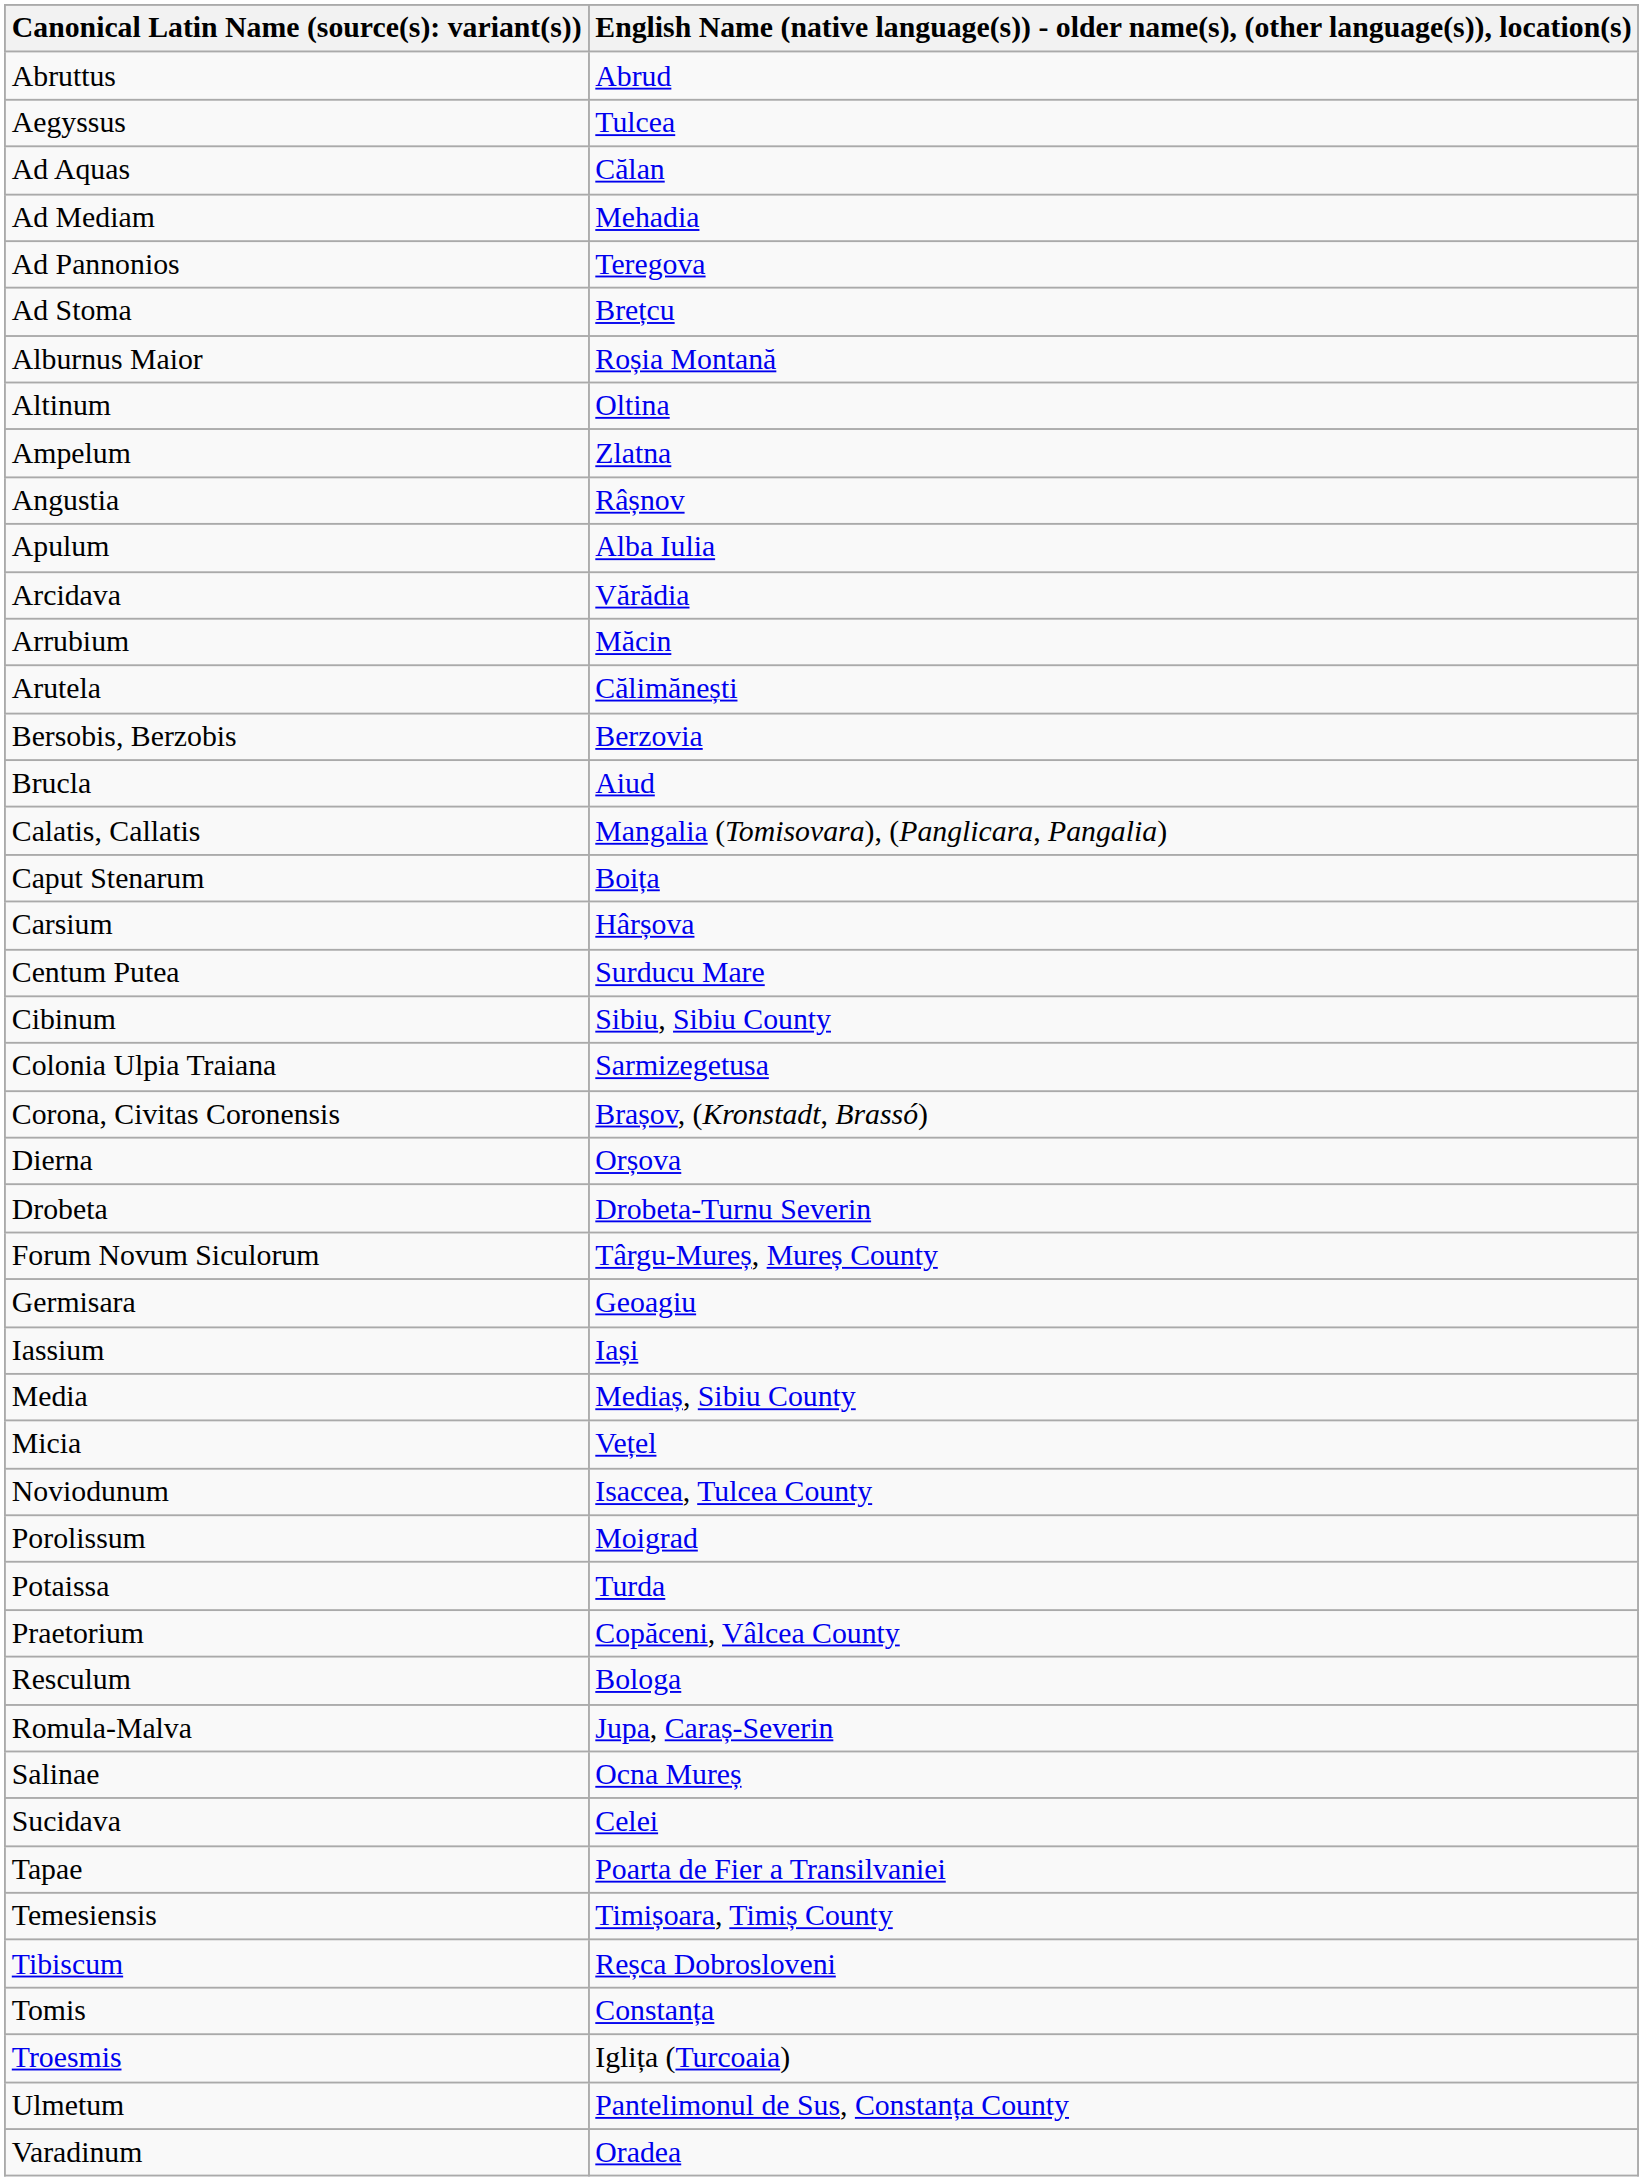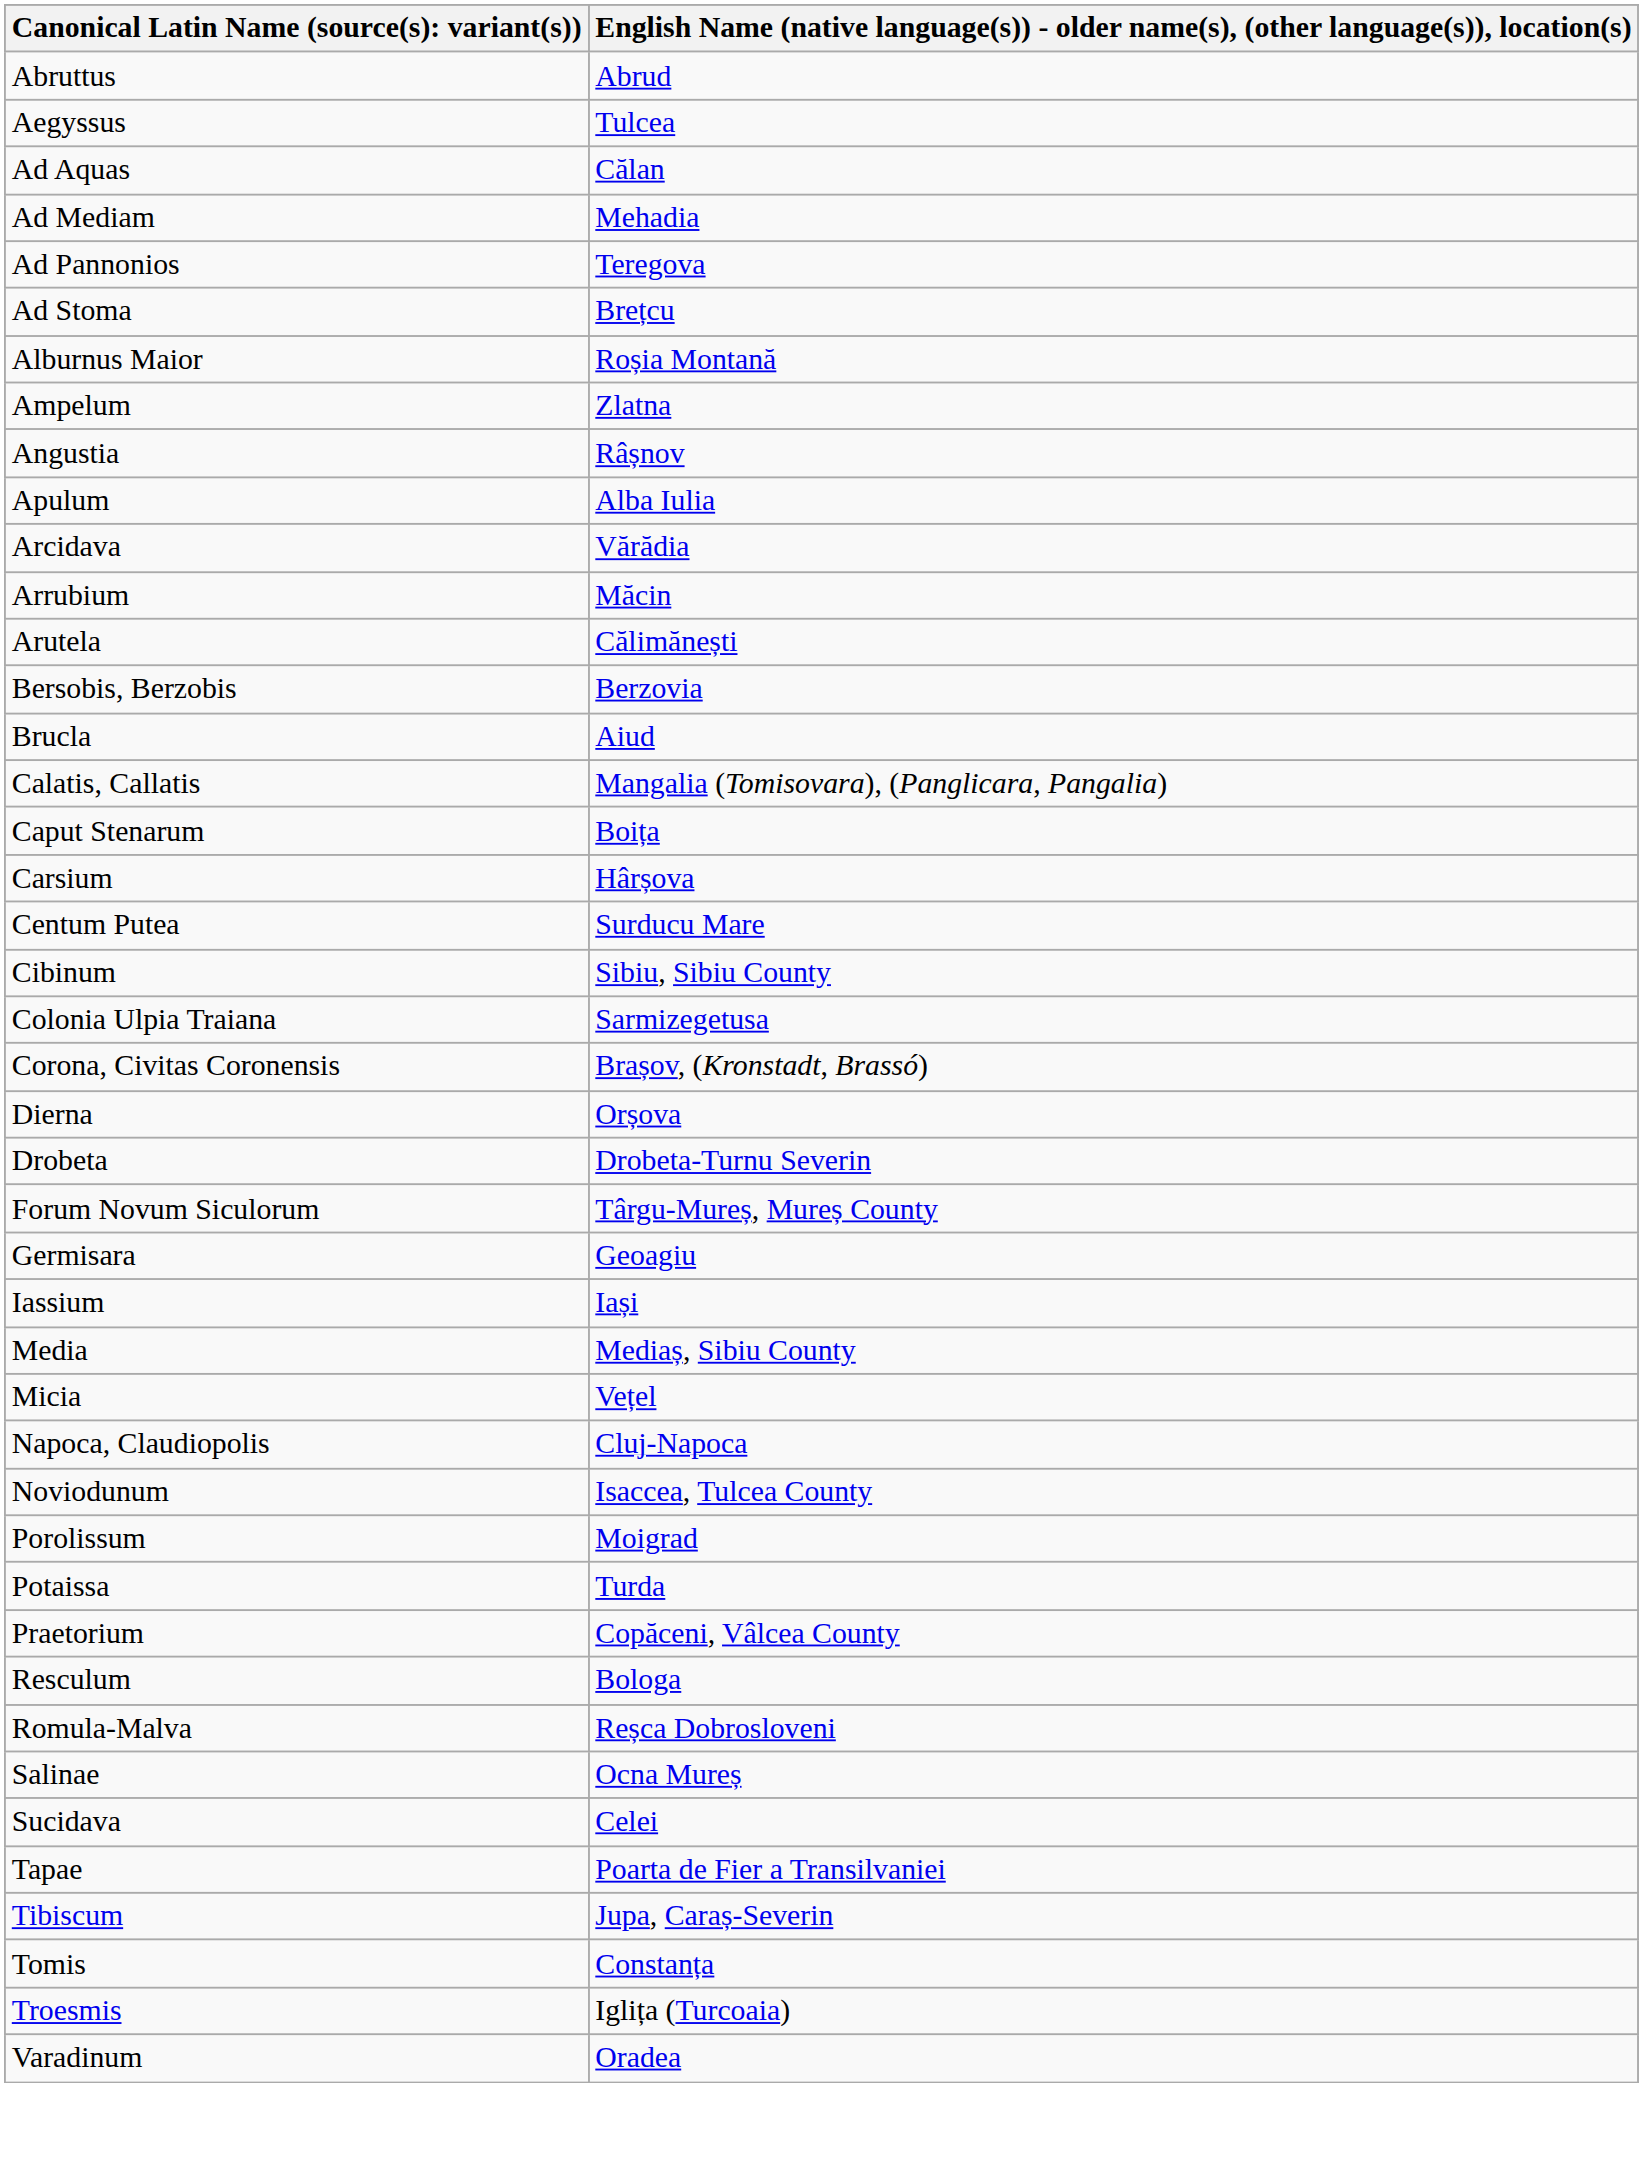- row: (61, 405)
+ row: (141, 1444)
(714, 1727) Jupa, Caraș-Severin -> (716, 1727) Reșca Dobrosloveni
- row: (84, 1915)
(716, 1963) Reșca Dobrosloveni -> (714, 1915) Jupa, Caraș-Severin
- row: (68, 2104)
